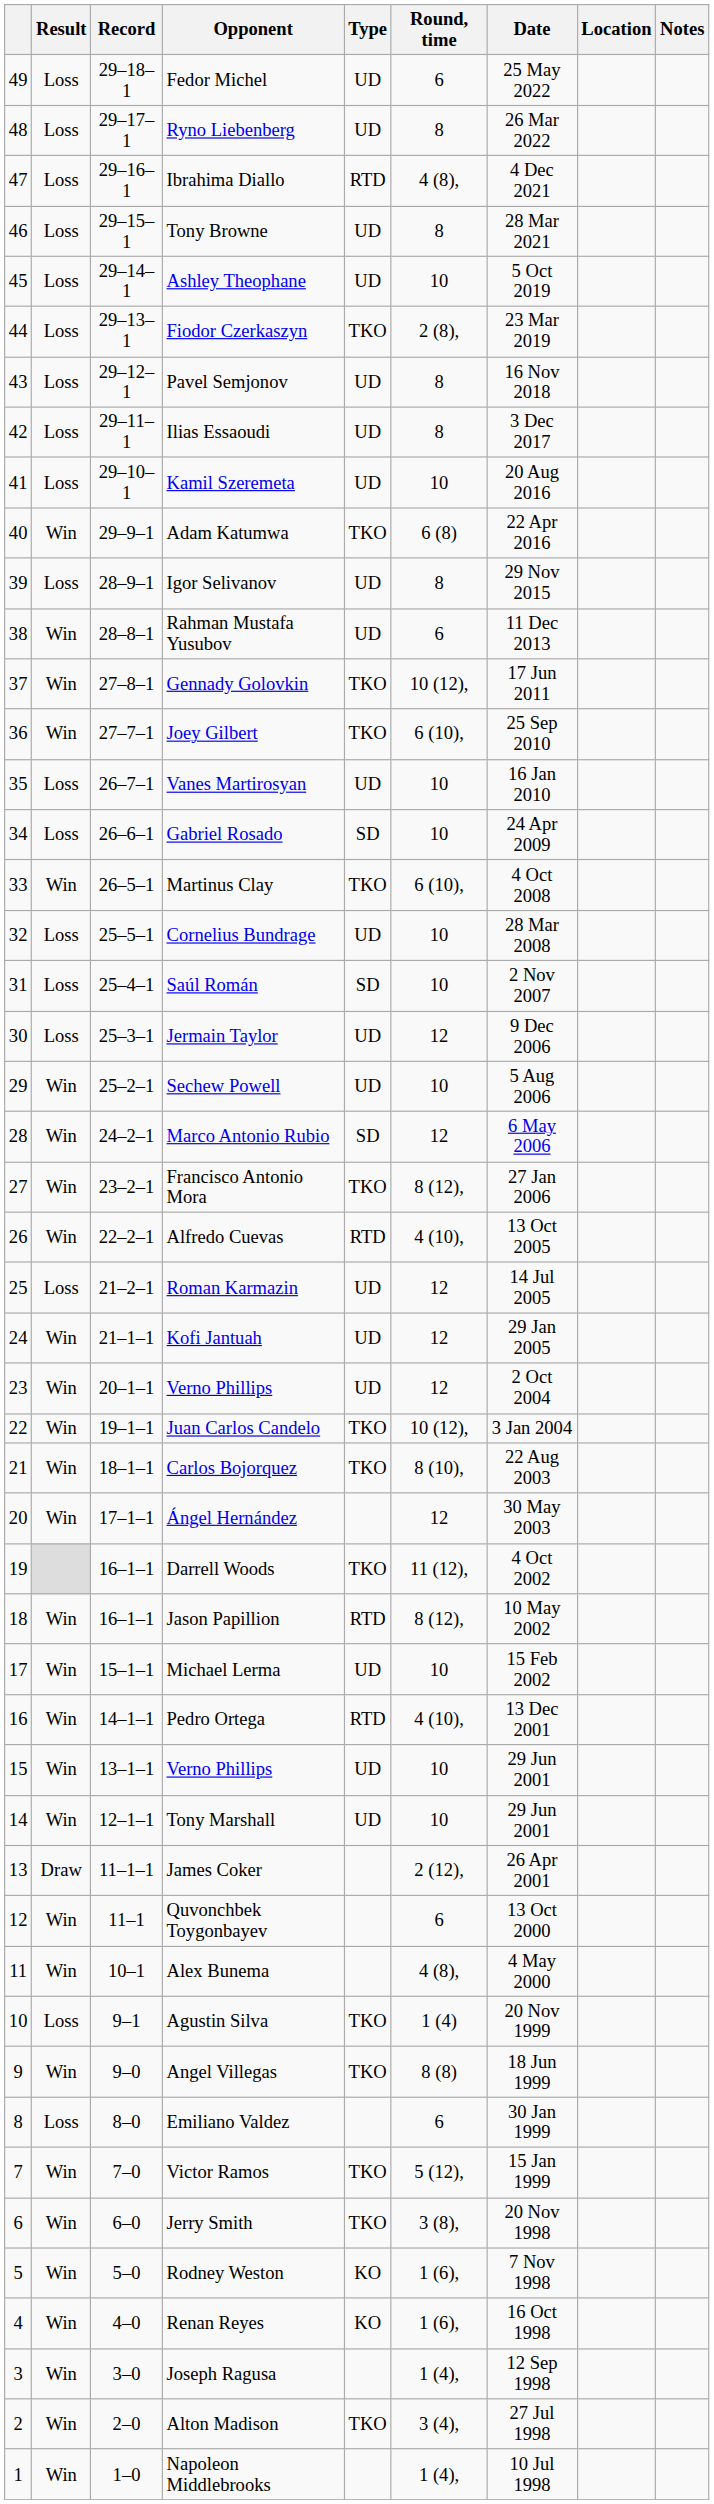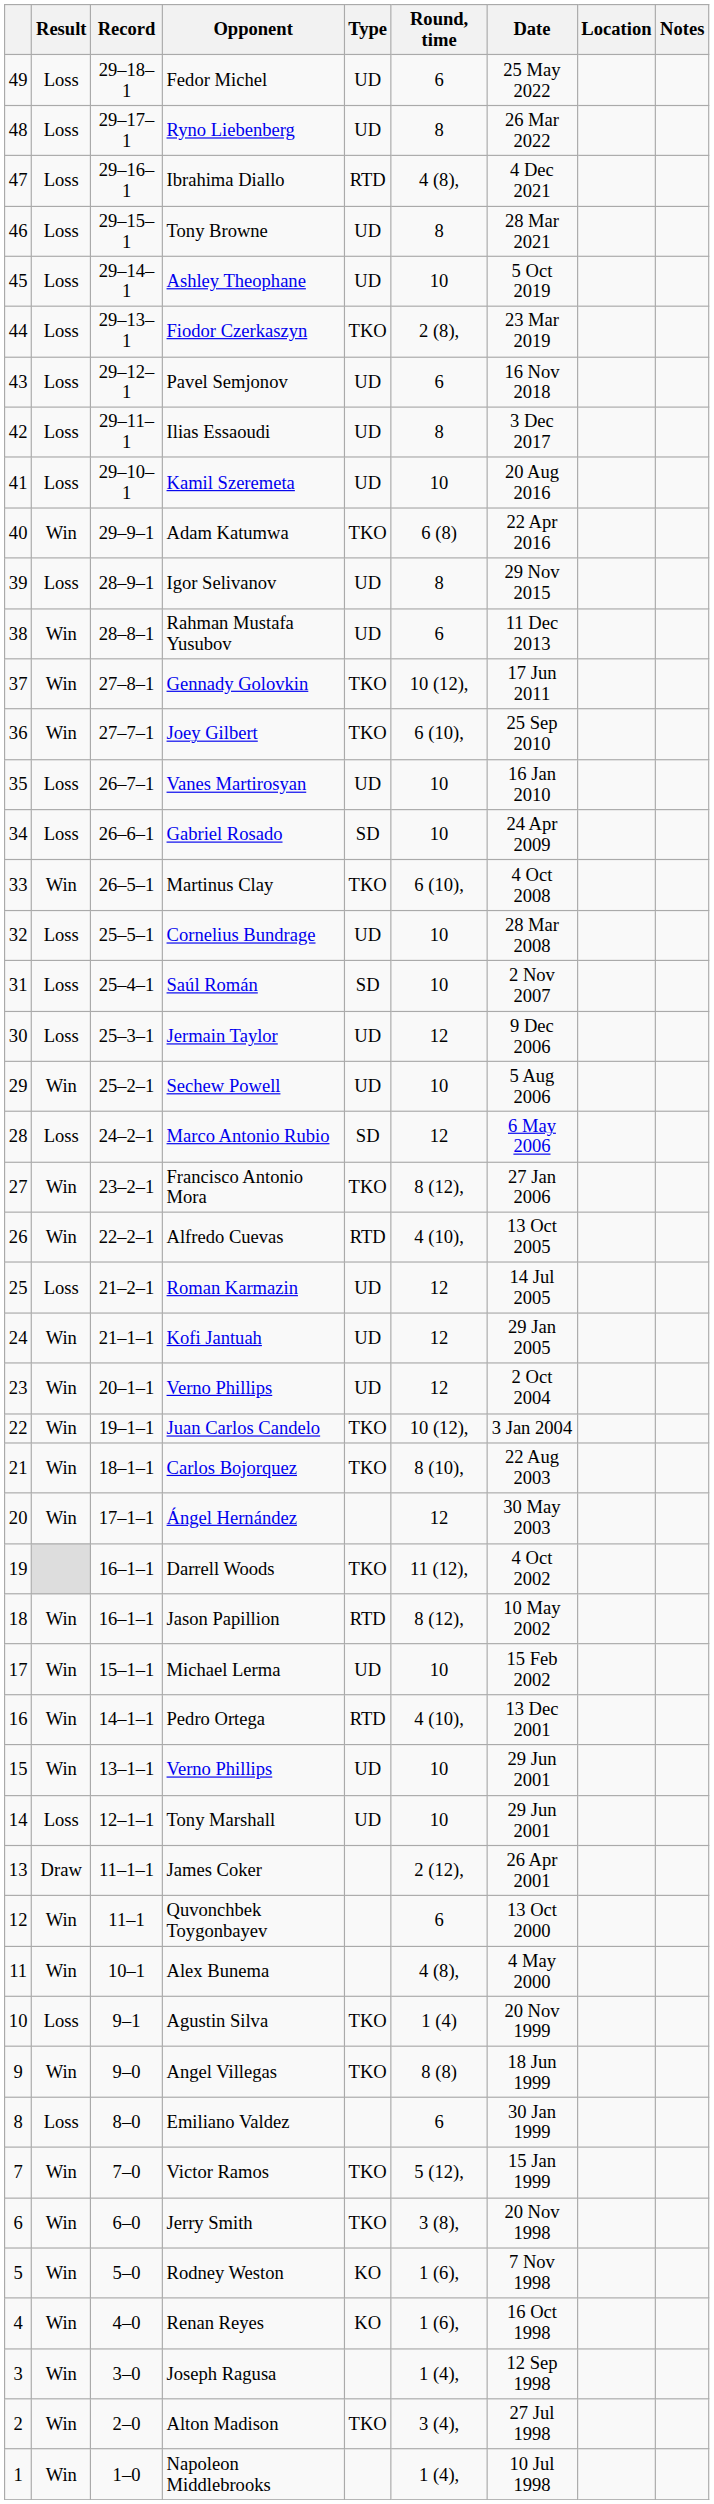(439, 381) 8 -> (439, 381) 6
(61, 1136) Win -> (61, 1136) Loss
(61, 1820) Win -> (61, 1820) Loss
